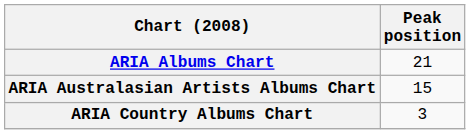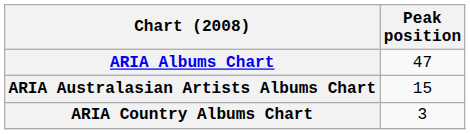(422, 63) 21 -> (422, 63) 47
